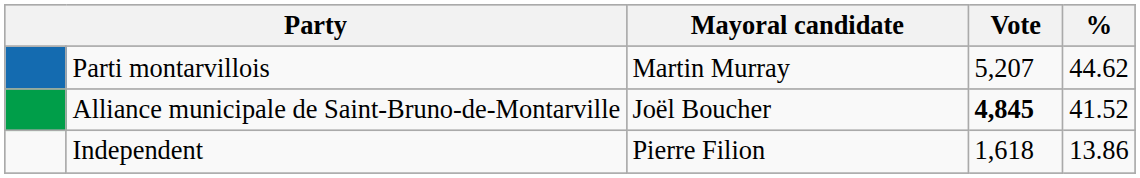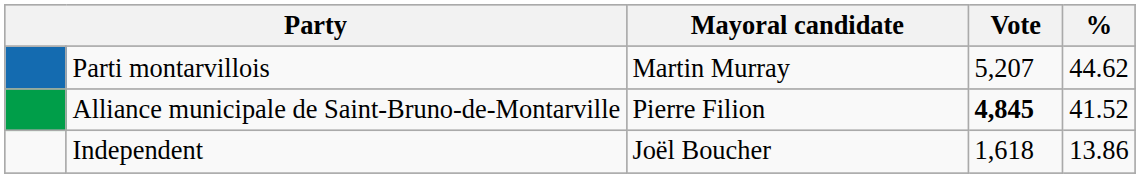(702, 109) Joël Boucher -> (699, 109) Pierre Filion
(699, 151) Pierre Filion -> (702, 151) Joël Boucher
